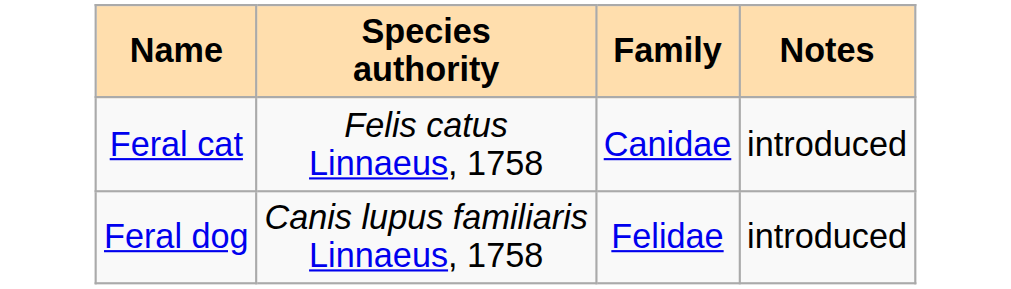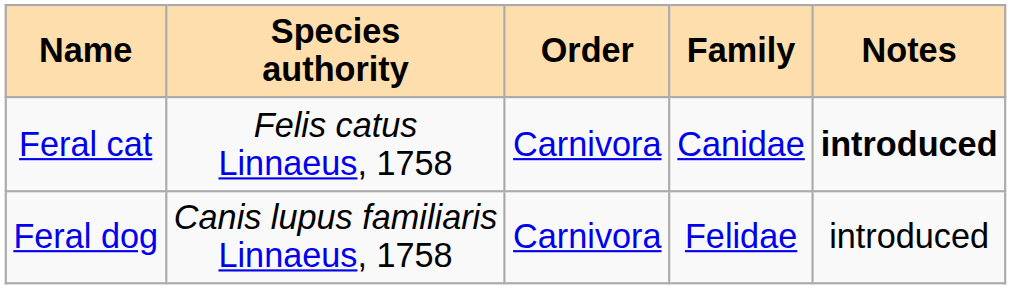+ column: (587, 50)
(827, 143) normal -> (909, 143) bold
